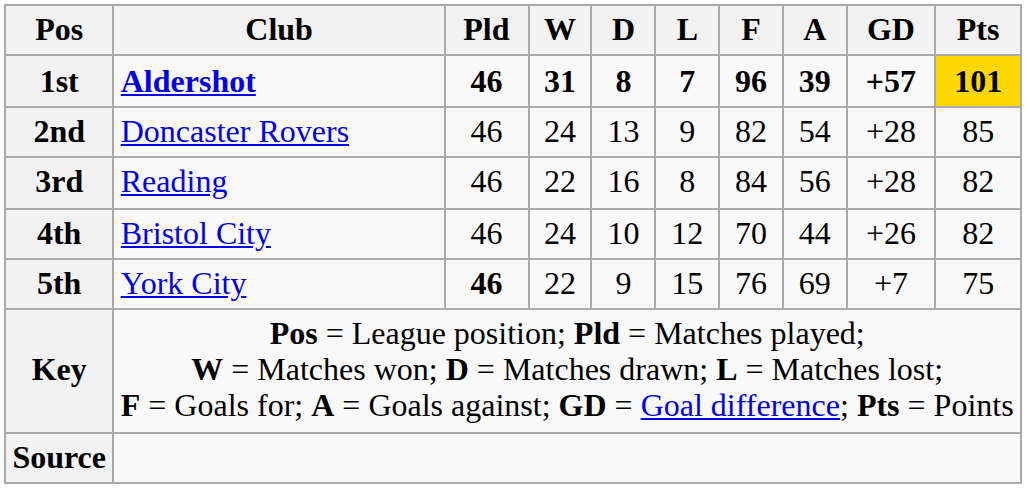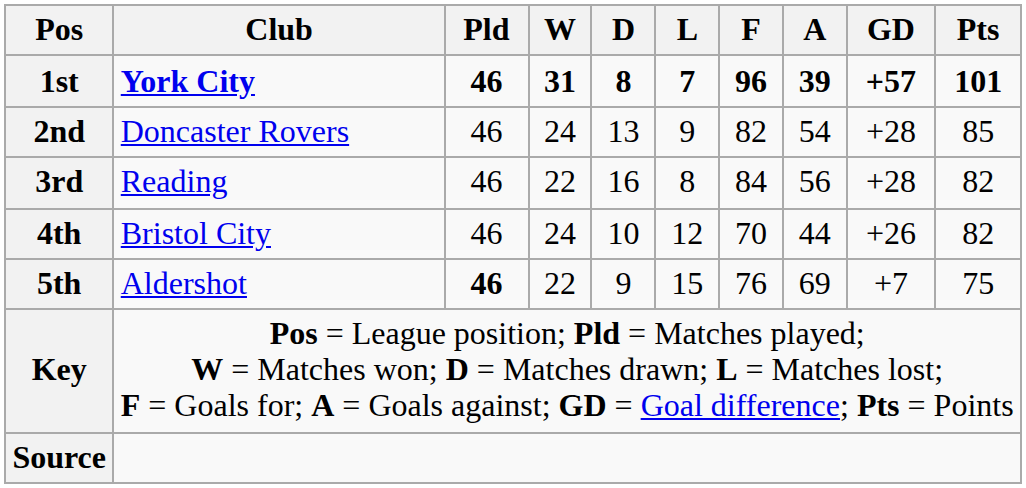(188, 80) Aldershot -> (188, 80) York City
(978, 80) gold background -> (978, 80) no background
(184, 283) York City -> (184, 283) Aldershot
